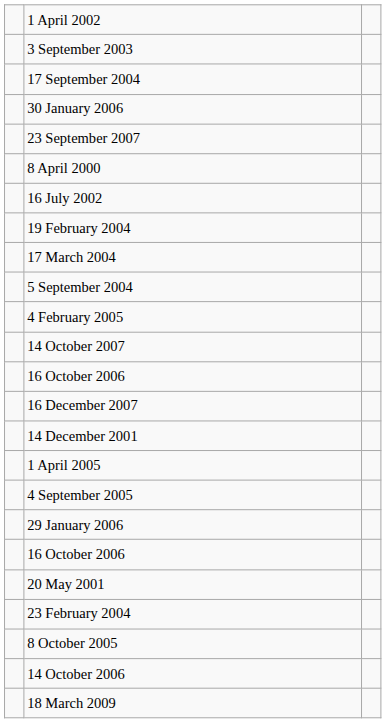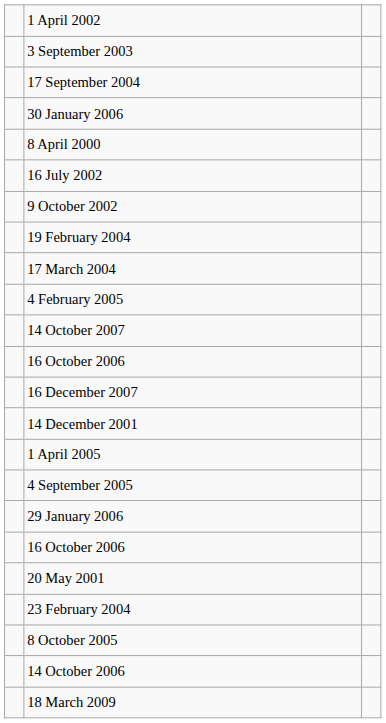- row: (14, 139)
+ row: (14, 207)
- row: (14, 287)
